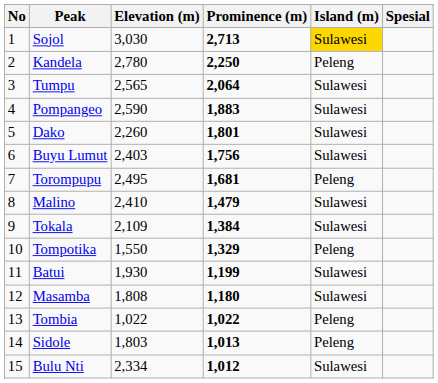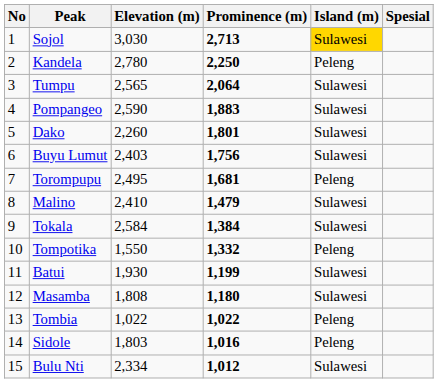(131, 226) 2,109 -> (131, 226) 2,584
(223, 249) 1,329 -> (223, 249) 1,332
(223, 343) 1,013 -> (223, 343) 1,016
